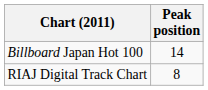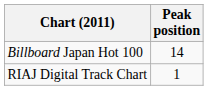(177, 74) 8 -> (177, 74) 1
